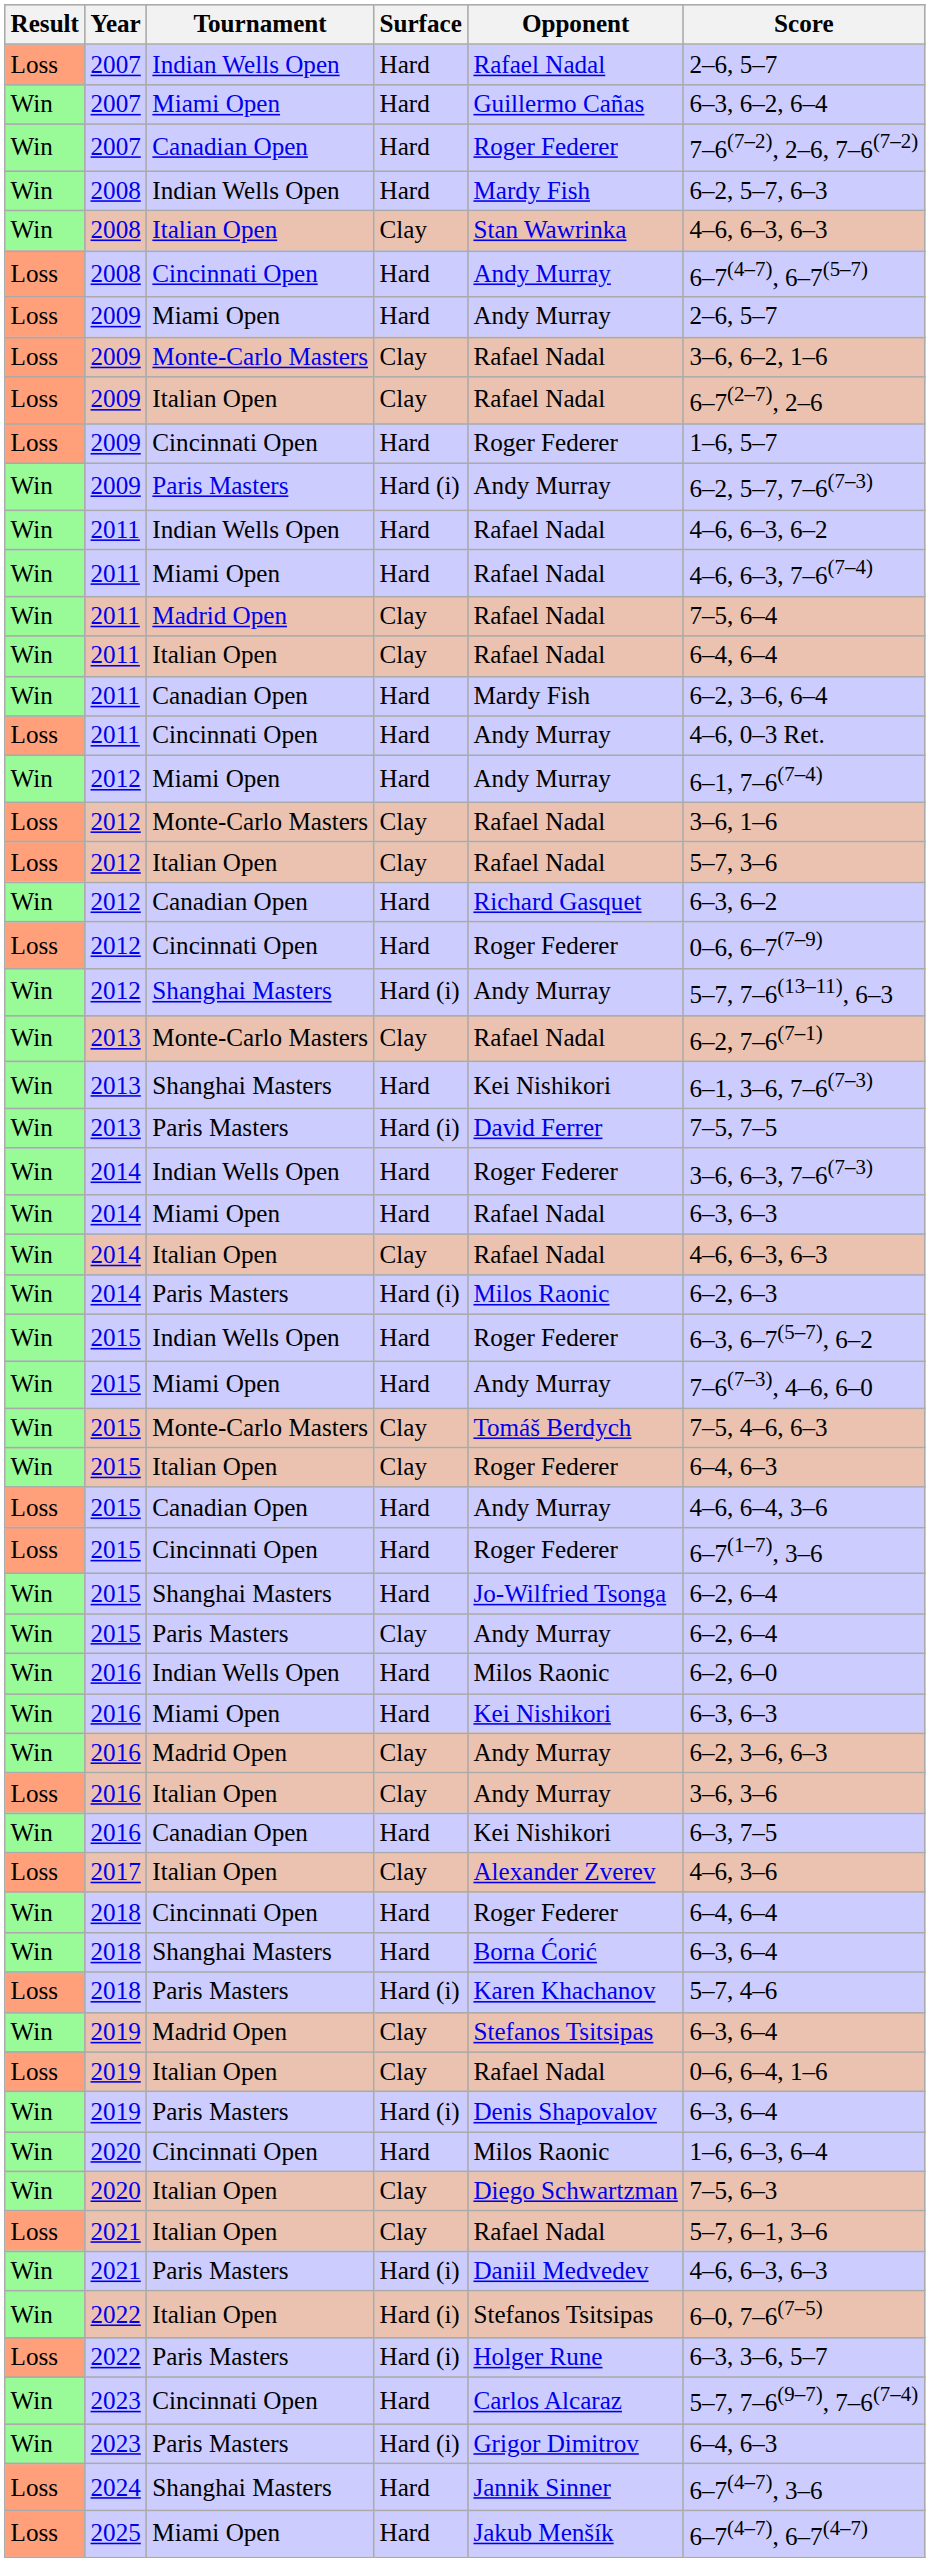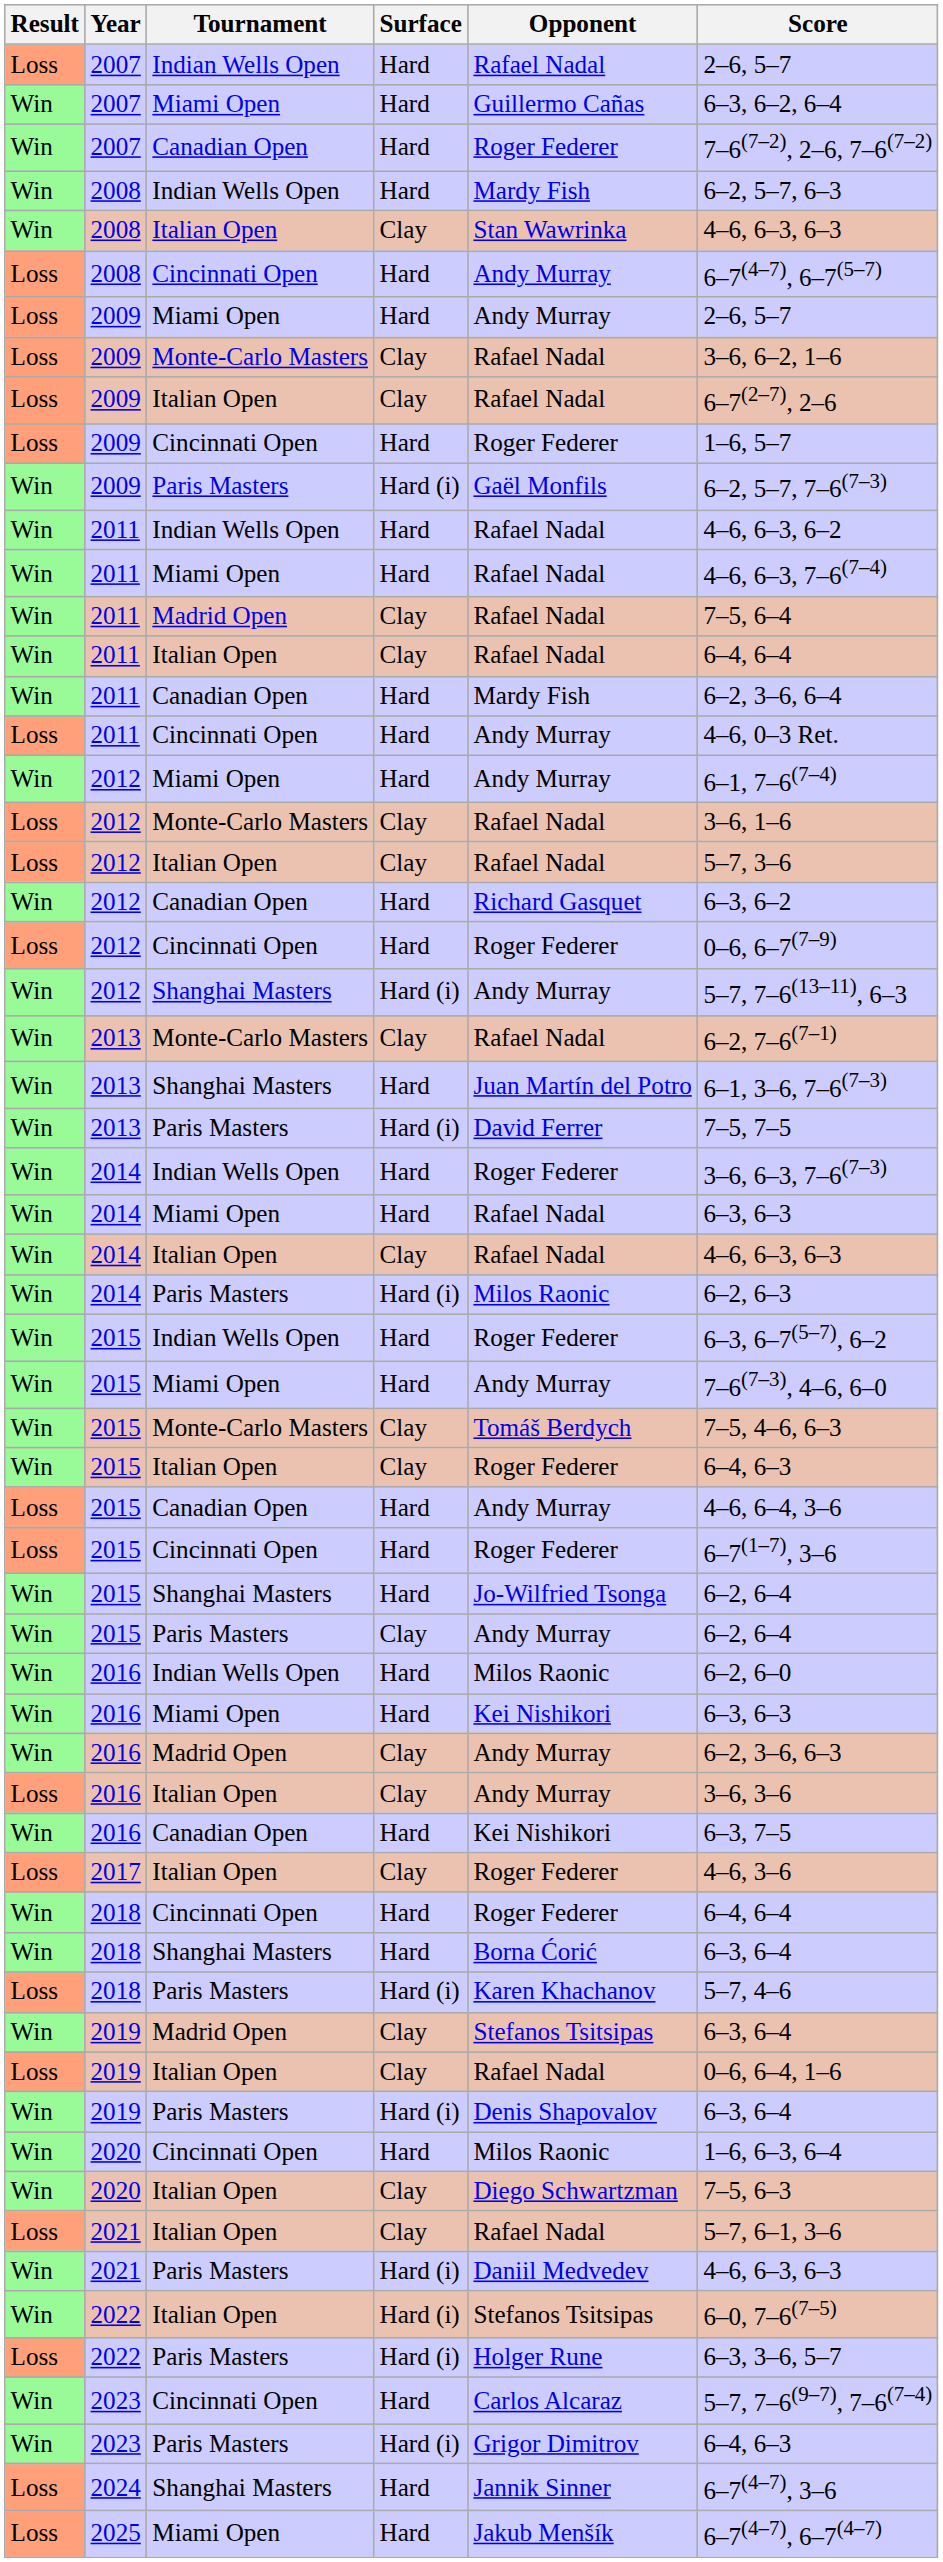(542, 486) Andy Murray -> (540, 486) Gaël Monfils
(542, 1084) Kei Nishikori -> (583, 1084) Juan Martín del Potro
(564, 1872) Alexander Zverev -> (546, 1872) Roger Federer
